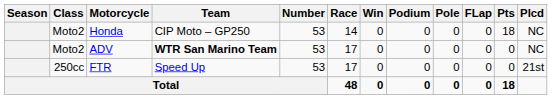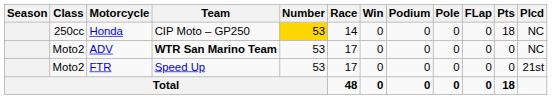(68, 31) Moto2 -> (69, 31) 250cc
(319, 31) no background -> (319, 31) gold background
(69, 67) 250cc -> (68, 67) Moto2
